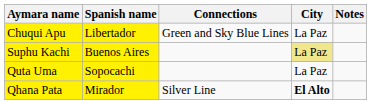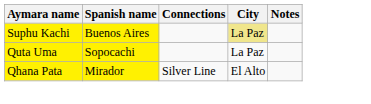- row: (36, 33)
(312, 90) bold -> (248, 71) normal
